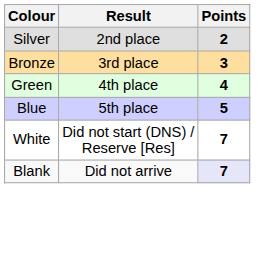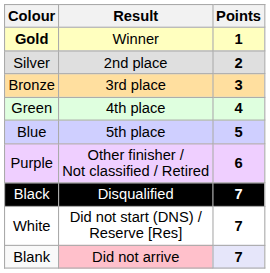+ row: (32, 39)
+ row: (32, 163)
+ row: (32, 194)
(128, 171) no background -> (136, 256) pink background
